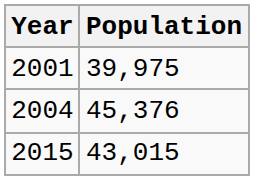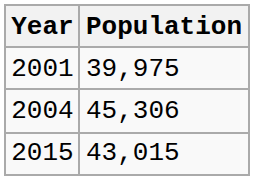(133, 111) 45,376 -> (133, 111) 45,306
